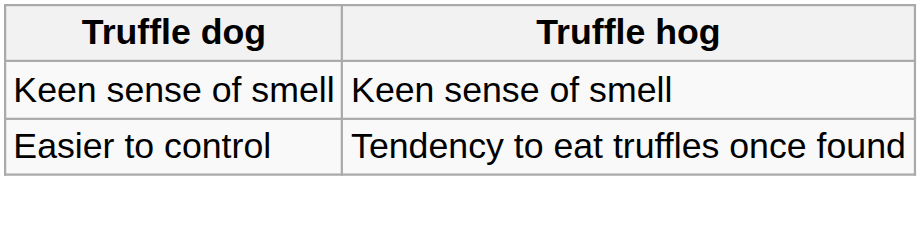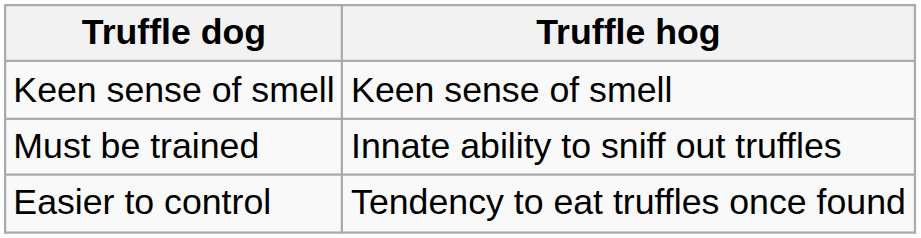+ row: (136, 145)
